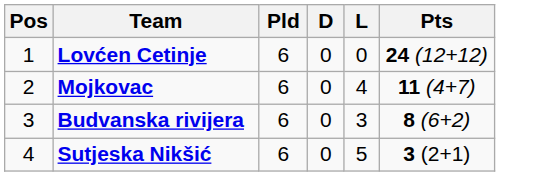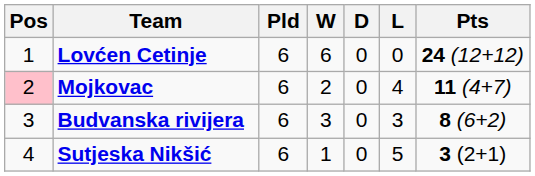+ column: (326, 21)
(29, 87) no background -> (29, 87) pink background
